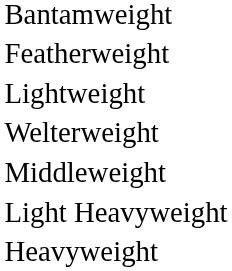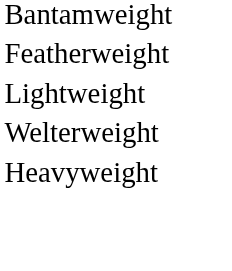- row: (85, 172)
- row: (116, 212)
